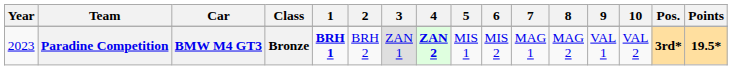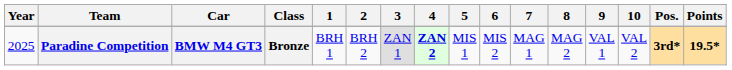(21, 45) 2023 -> (21, 45) 2025
(330, 45) bold -> (330, 45) normal
